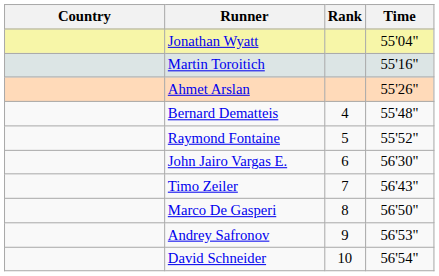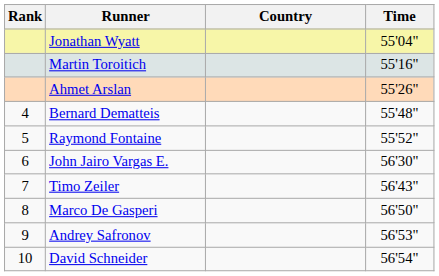columns swapped: (345, 17) <-> (84, 17)
